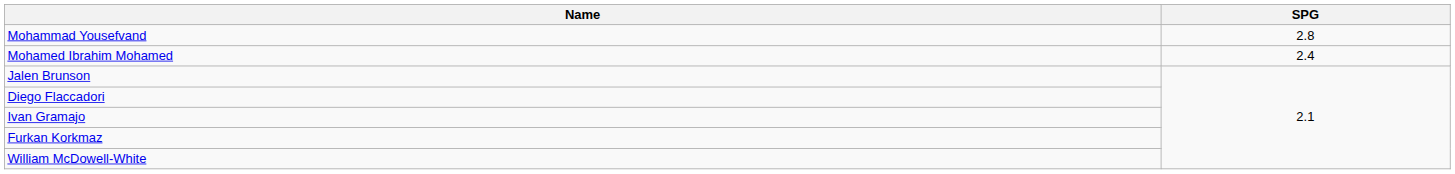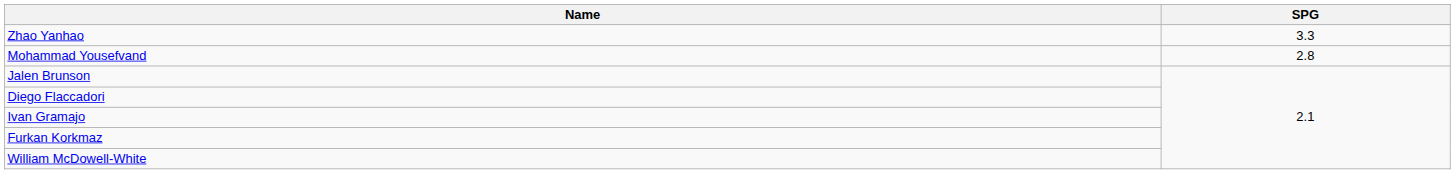+ row: (46, 35)
- row: (90, 55)
